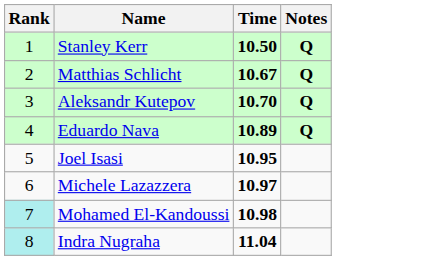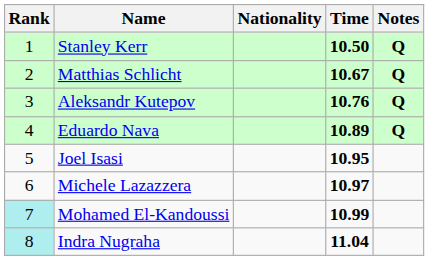+ column: (280, 18)
(257, 102) 10.70 -> (350, 102) 10.76
(257, 213) 10.98 -> (350, 213) 10.99
